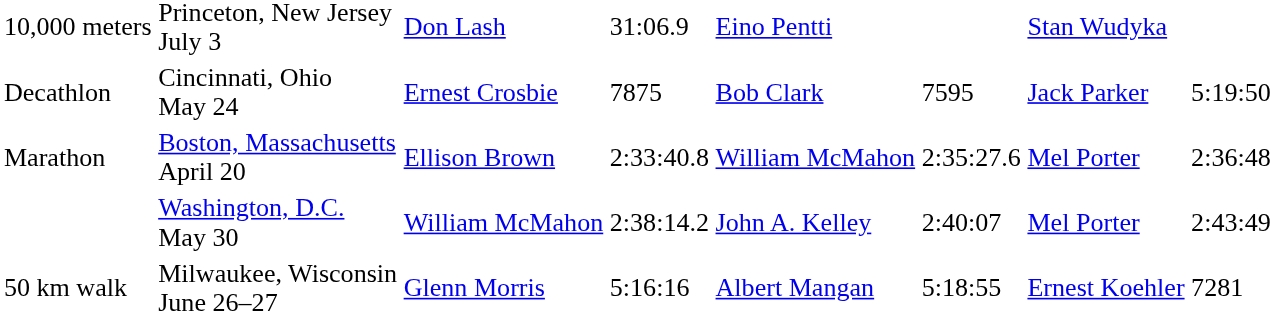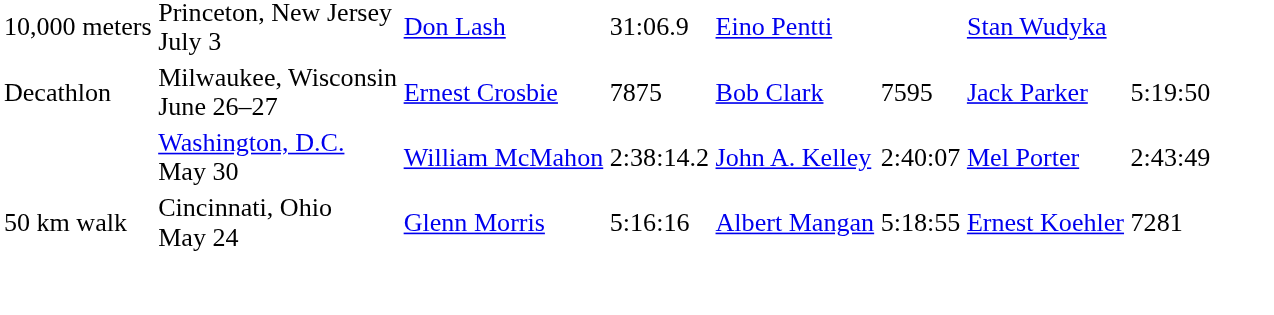(245, 92) Cincinnati, Ohio May 24 -> (278, 92) Milwaukee, Wisconsin June 26–27
- row: (55, 157)
(278, 287) Milwaukee, Wisconsin June 26–27 -> (245, 222) Cincinnati, Ohio May 24
